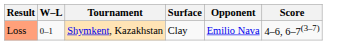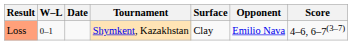+ column: (78, 12)
